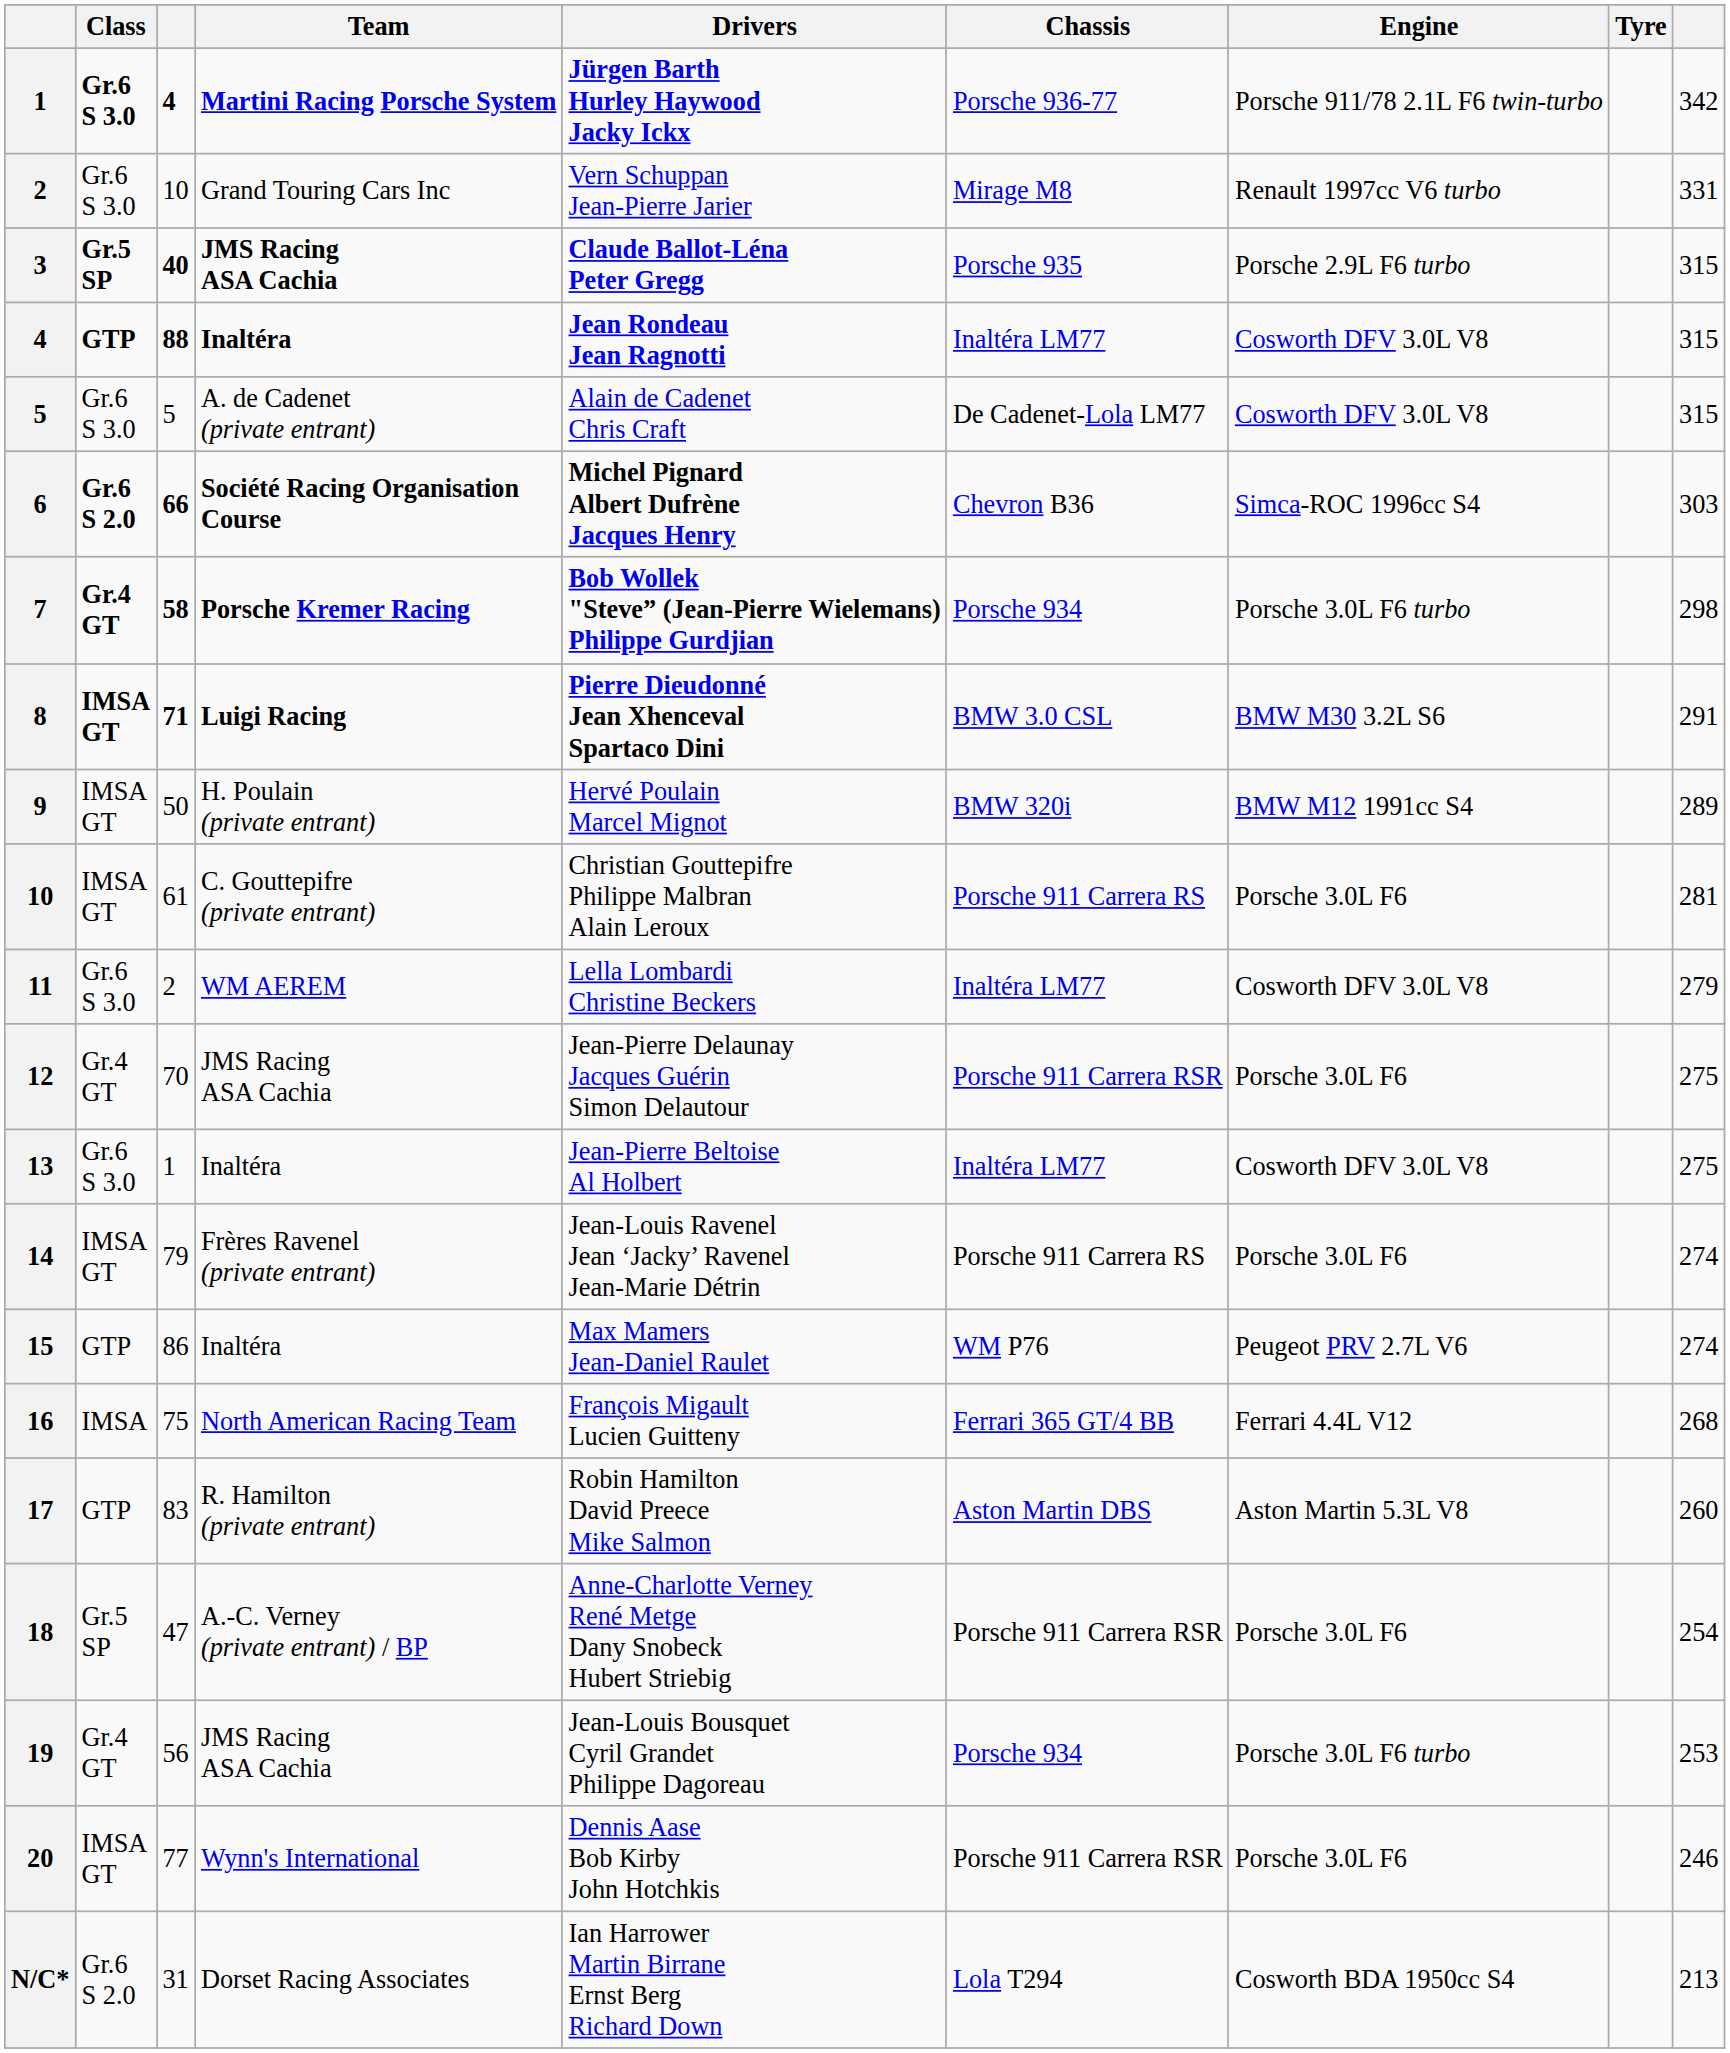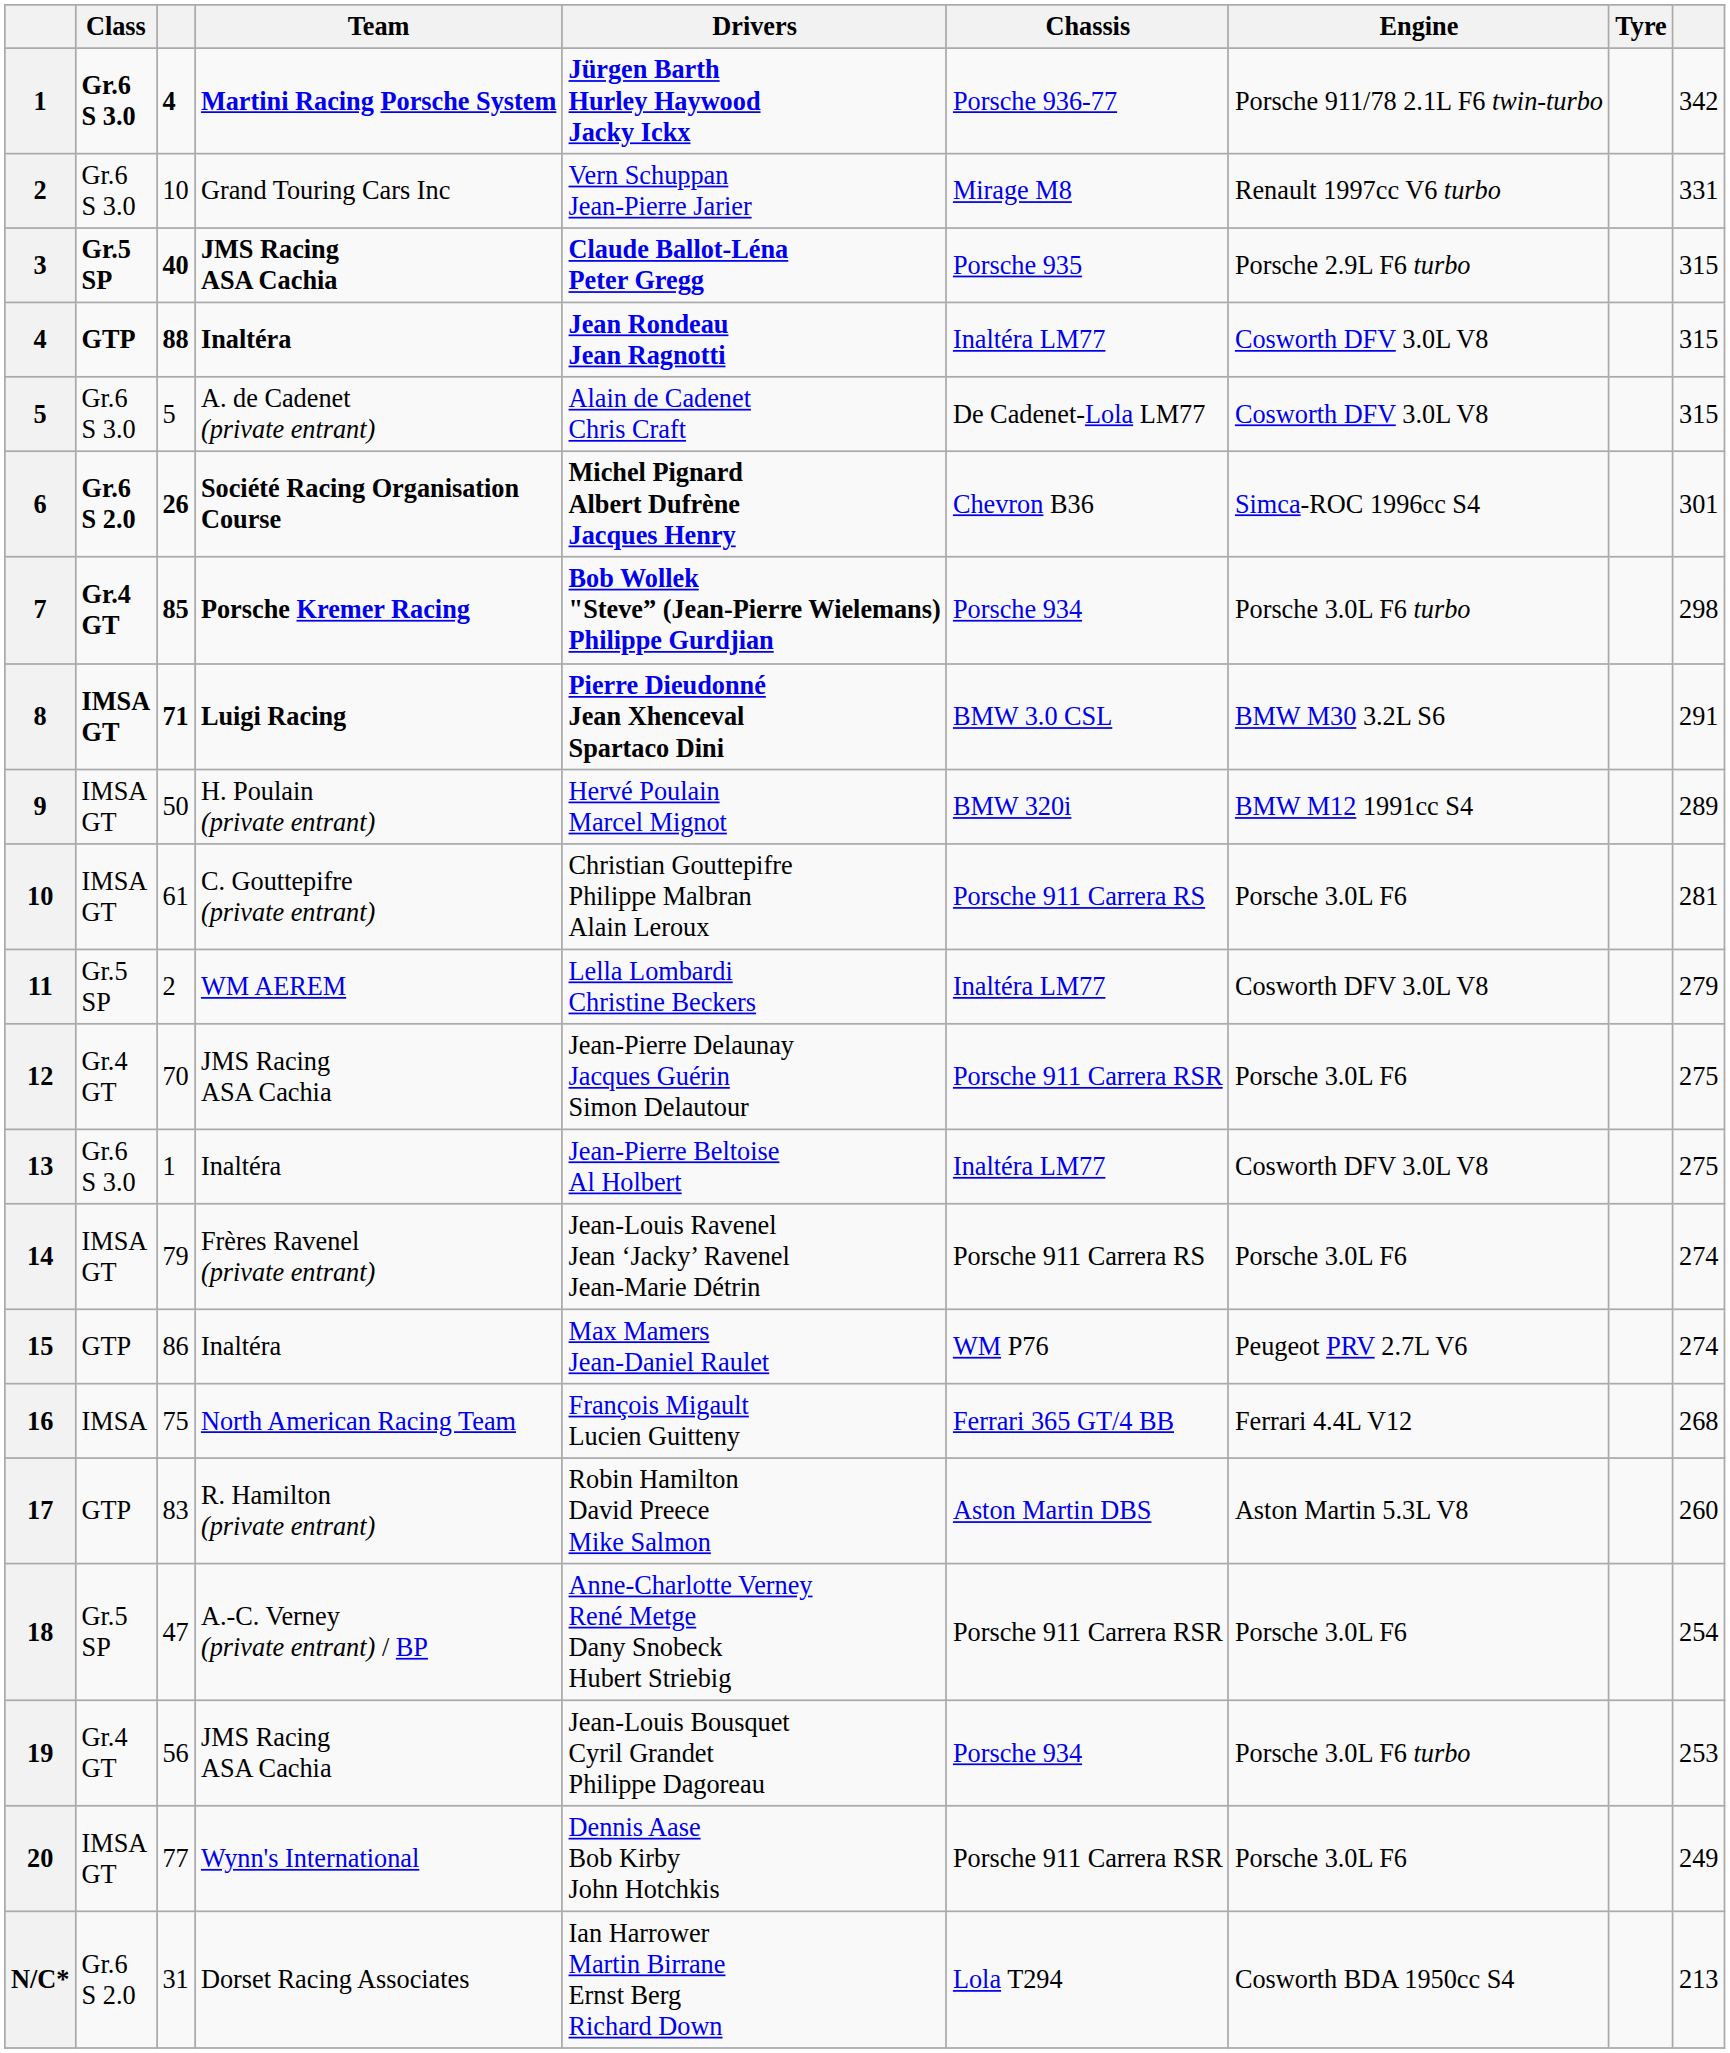(176, 504) 66 -> (176, 504) 26
(1699, 504) 303 -> (1699, 504) 301
(176, 610) 58 -> (176, 610) 85
(109, 985) Gr.6 S 3.0 -> (105, 985) Gr.5 SP
(1699, 1858) 246 -> (1699, 1858) 249
